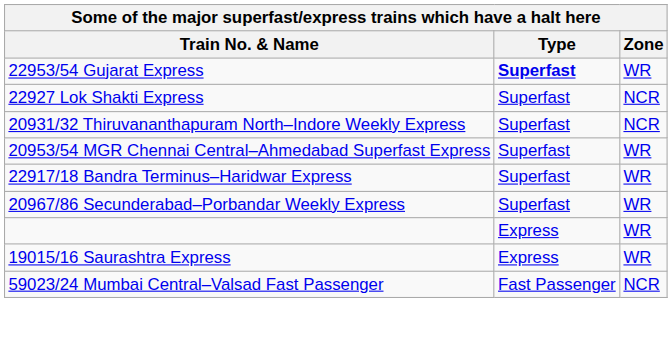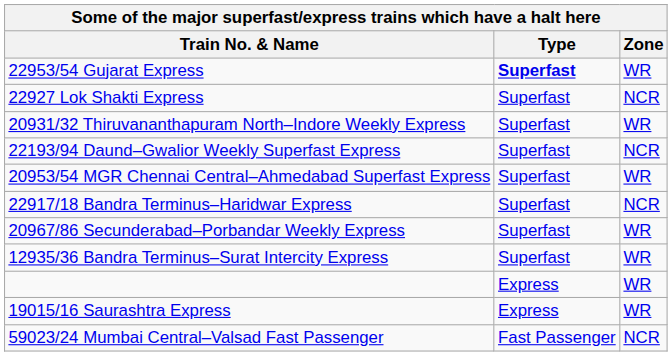(642, 124) NCR -> (637, 124) WR
+ row: (204, 151)
(637, 177) WR -> (642, 204) NCR
+ row: (198, 257)
